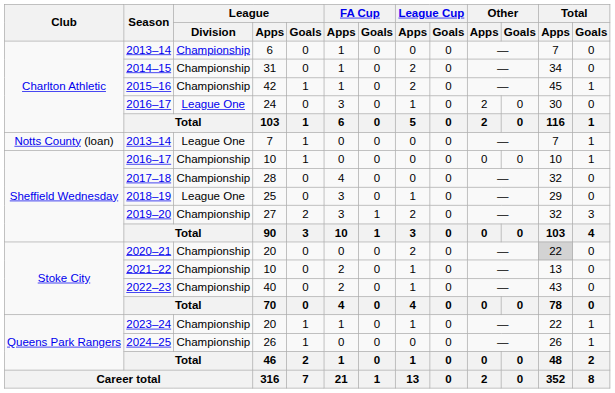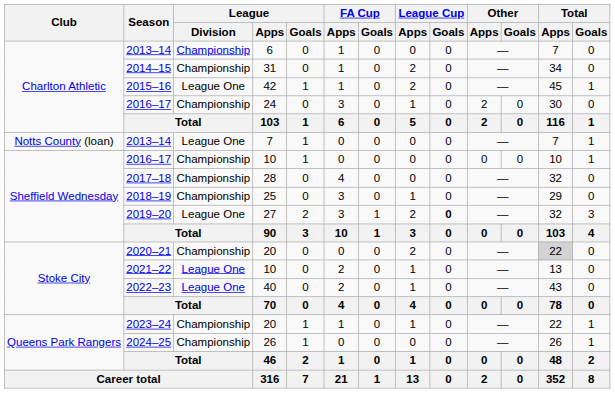(213, 86) Championship -> (213, 86) League One
(213, 104) League One -> (213, 104) Championship
(213, 196) League One -> (213, 196) Championship
(213, 214) Championship -> (213, 214) League One
(448, 214) normal -> (448, 214) bold
(213, 269) Championship -> (213, 269) League One
(213, 287) Championship -> (213, 287) League One
